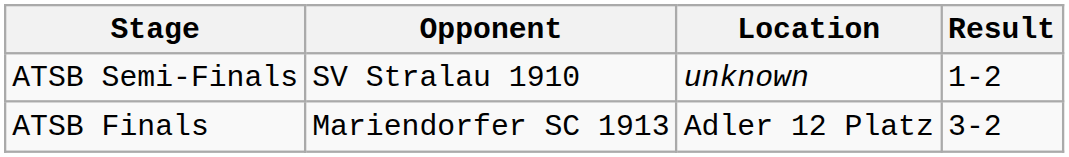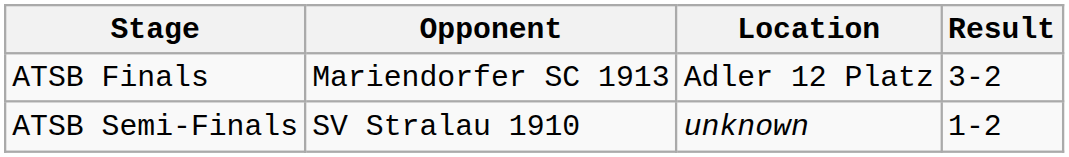rows swapped: (155, 78) <-> (111, 126)
